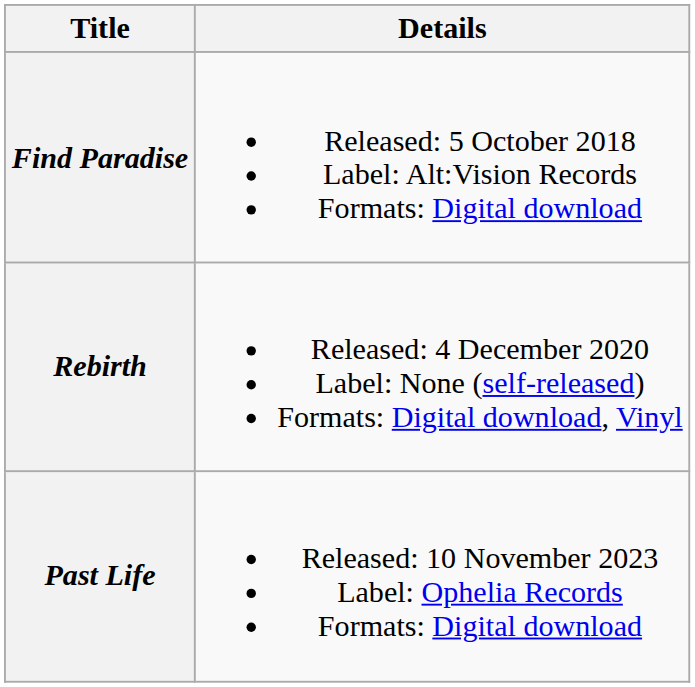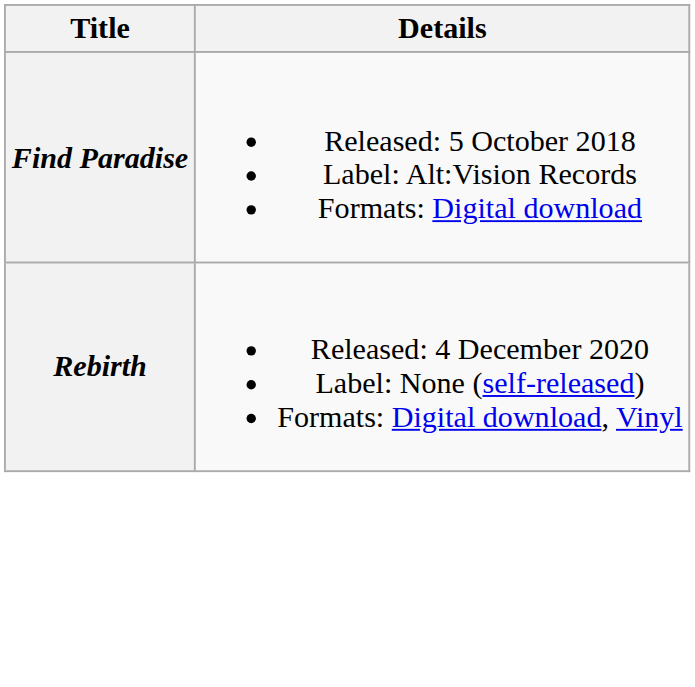- row: (100, 575)
